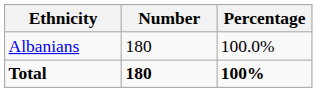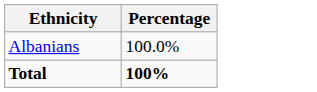- column: (169, 18)
